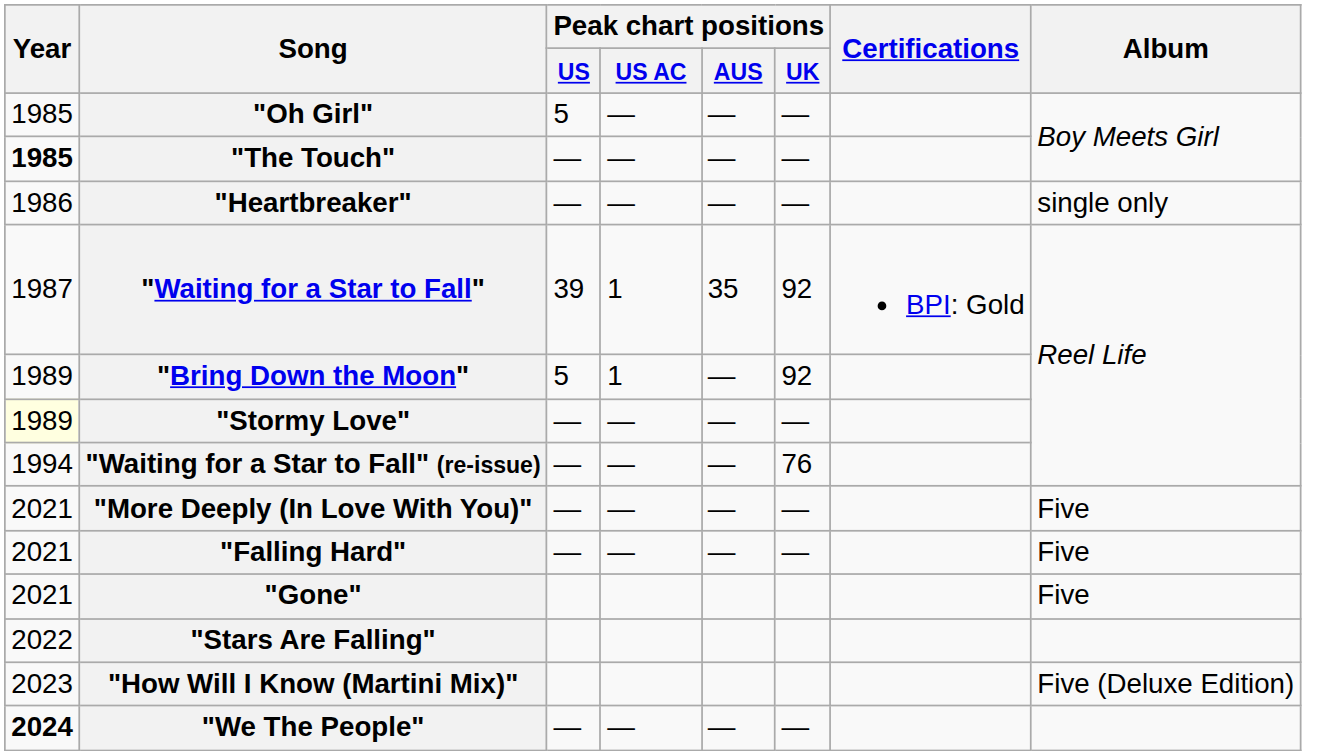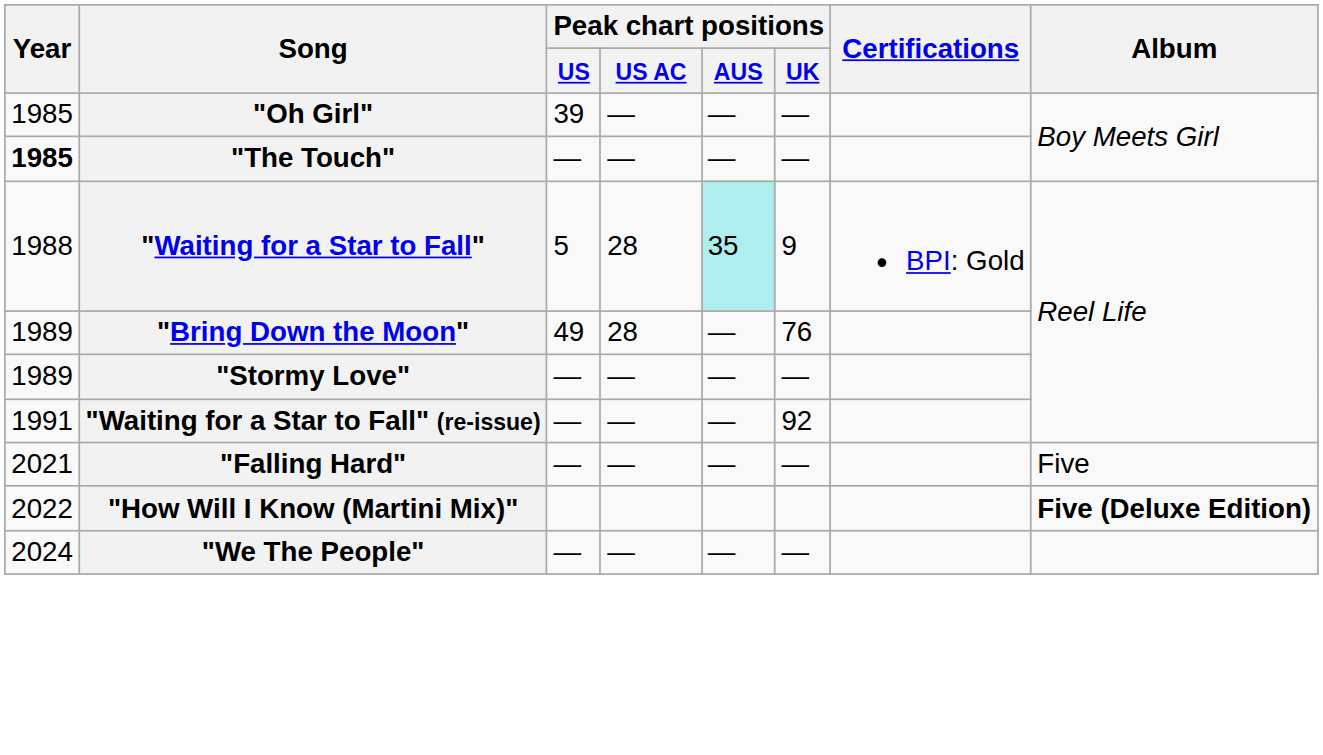(561, 114) 5 -> (569, 114) 39
- row: (313, 202)
(42, 289) 1987 -> (42, 245) 1988
(569, 289) 39 -> (561, 245) 5
(615, 289) 1 -> (623, 245) 28
(723, 289) no background -> (723, 245) paleturquoise background
(797, 289) 92 -> (789, 245) 9
(561, 376) 5 -> (569, 332) 49
(615, 376) 1 -> (623, 332) 28
(797, 376) 92 -> (797, 332) 76
(42, 420) lightyellow background -> (42, 376) no background
(42, 464) 1994 -> (42, 420) 1991
(797, 464) 76 -> (797, 420) 92
- row: (313, 508)
- row: (313, 595)
- row: (313, 639)
(42, 683) 2023 -> (42, 508) 2022
(1166, 683) normal -> (1174, 508) bold
(42, 727) bold -> (42, 551) normal
